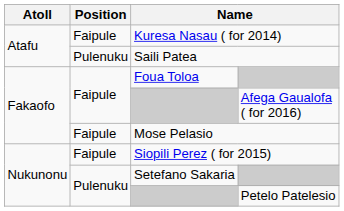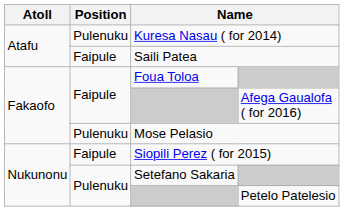(95, 35) Faipule -> (101, 35) Pulenuku
(101, 56) Pulenuku -> (95, 56) Faipule
(95, 133) Faipule -> (101, 133) Pulenuku
